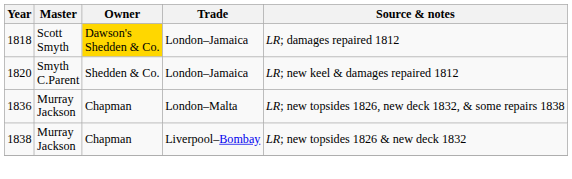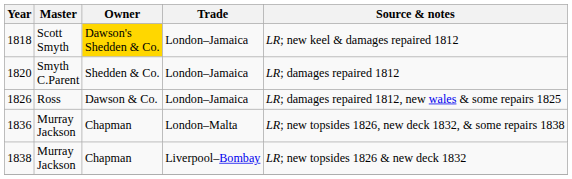(333, 40) LR; damages repaired 1812 -> (362, 40) LR; new keel & damages repaired 1812
(362, 73) LR; new keel & damages repaired 1812 -> (333, 73) LR; damages repaired 1812
+ row: (19, 99)
